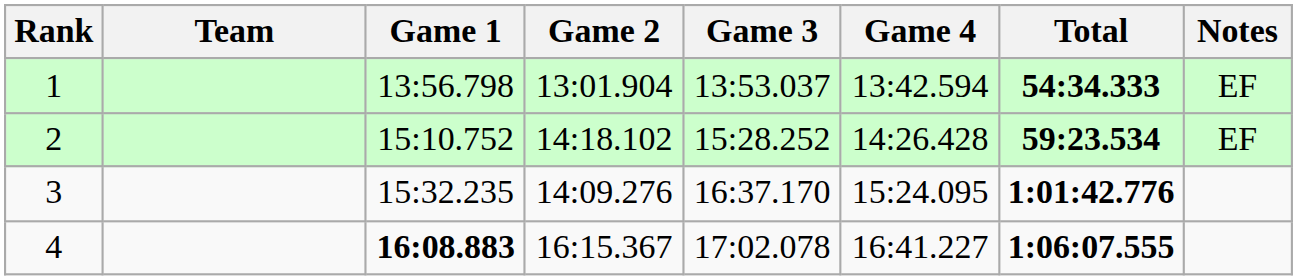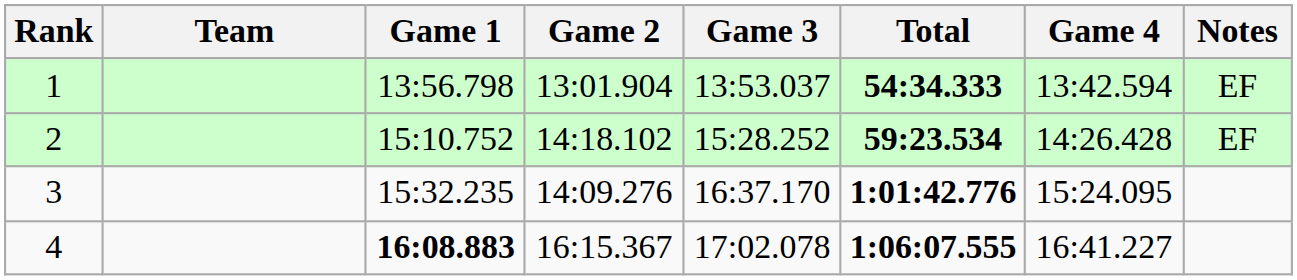columns swapped: (920, 31) <-> (1091, 31)
